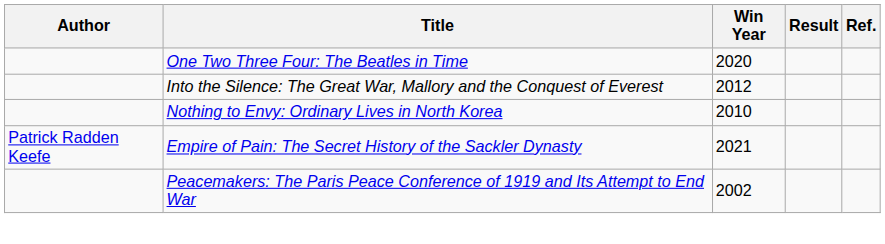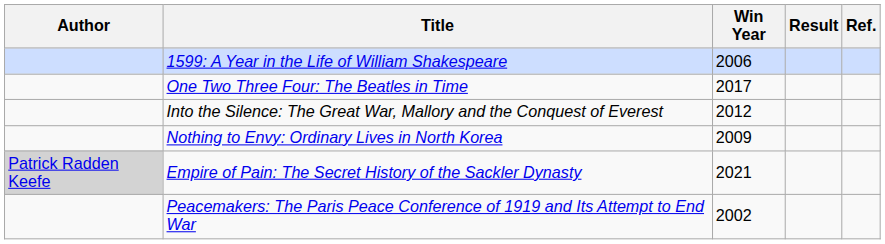+ row: (337, 61)
(734, 61) 2020 -> (734, 86) 2017
(734, 112) 2010 -> (734, 138) 2009
(63, 147) no background -> (63, 172) lightgrey background
